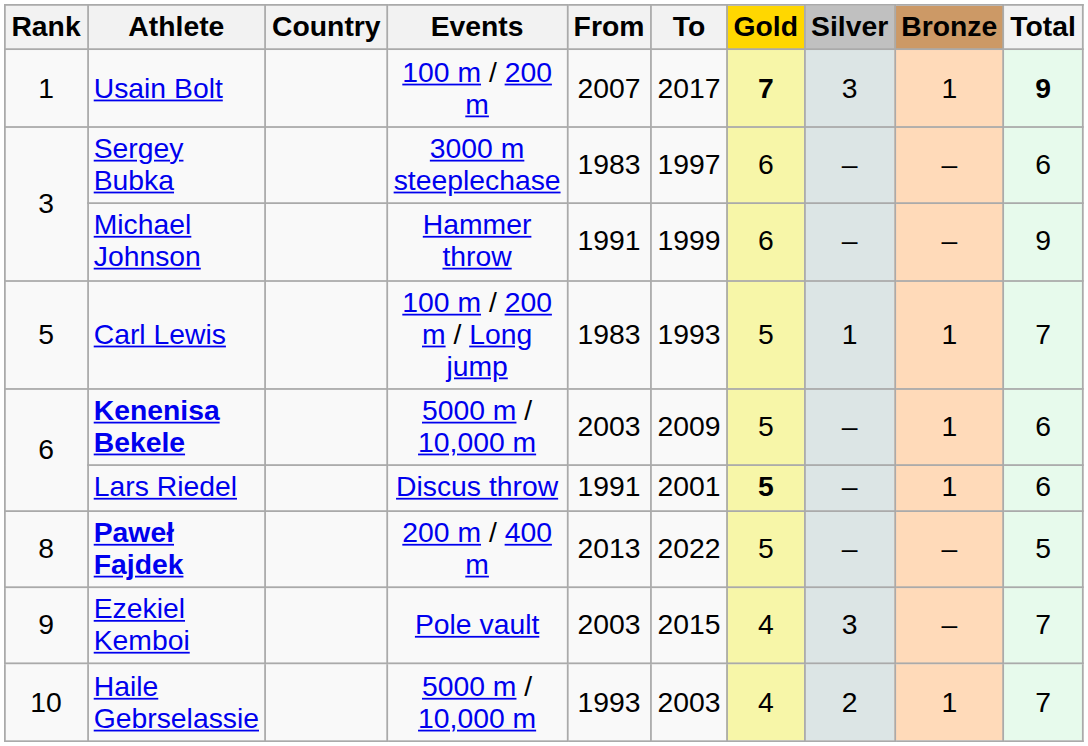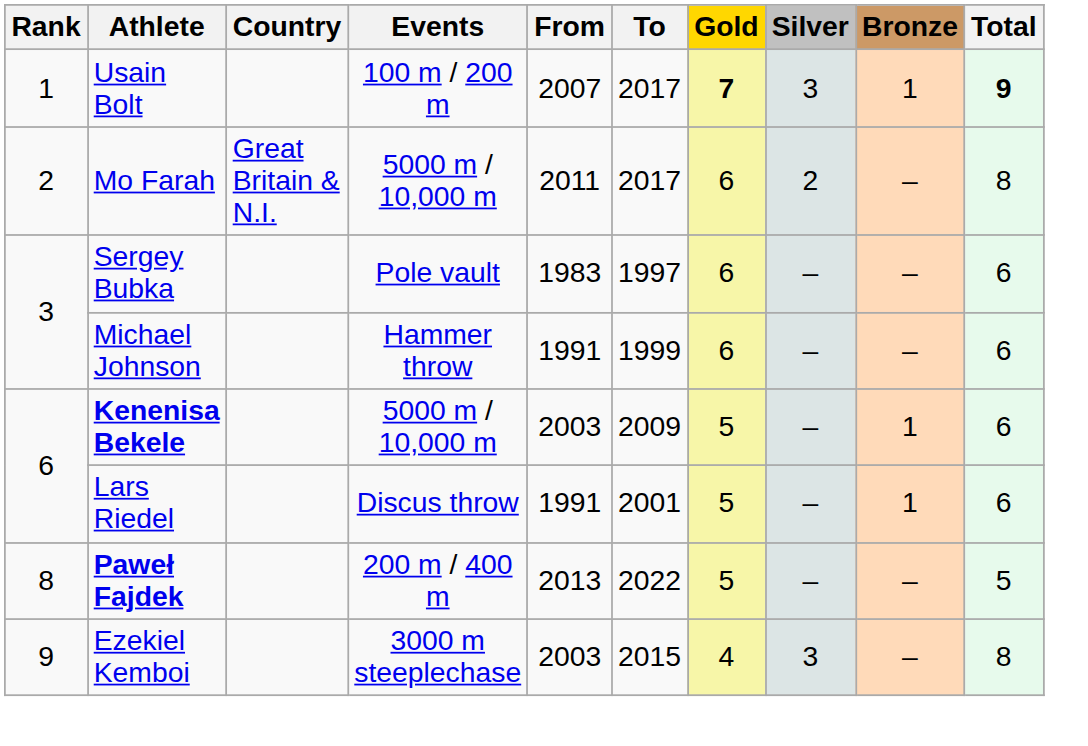+ row: (154, 180)
(477, 164) 3000 m steeplechase -> (438, 273) Pole vault
(1043, 241) 9 -> (1004, 349) 6
- row: (160, 334)
(766, 487) bold -> (726, 503) normal
(477, 625) Pole vault -> (438, 657) 3000 m steeplechase
(1043, 625) 7 -> (1004, 657) 8
- row: (176, 701)
